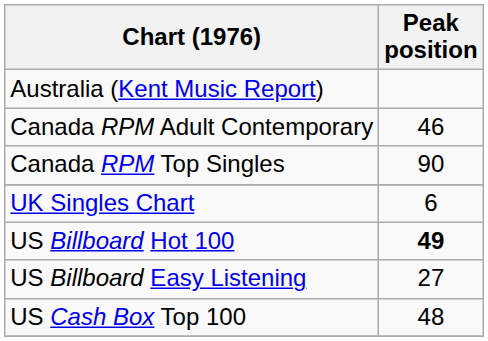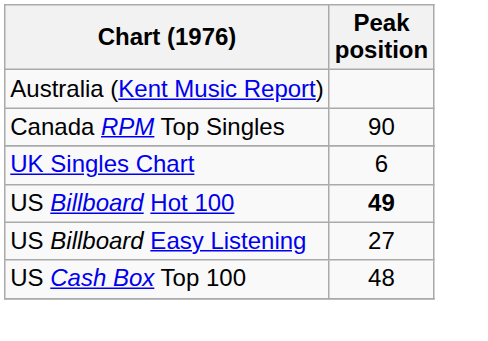- row: (192, 126)
